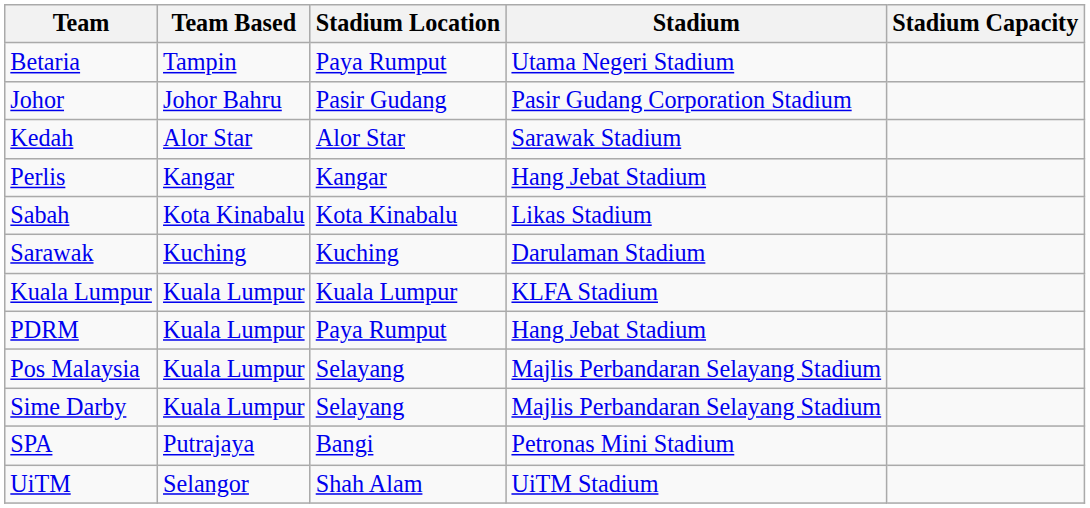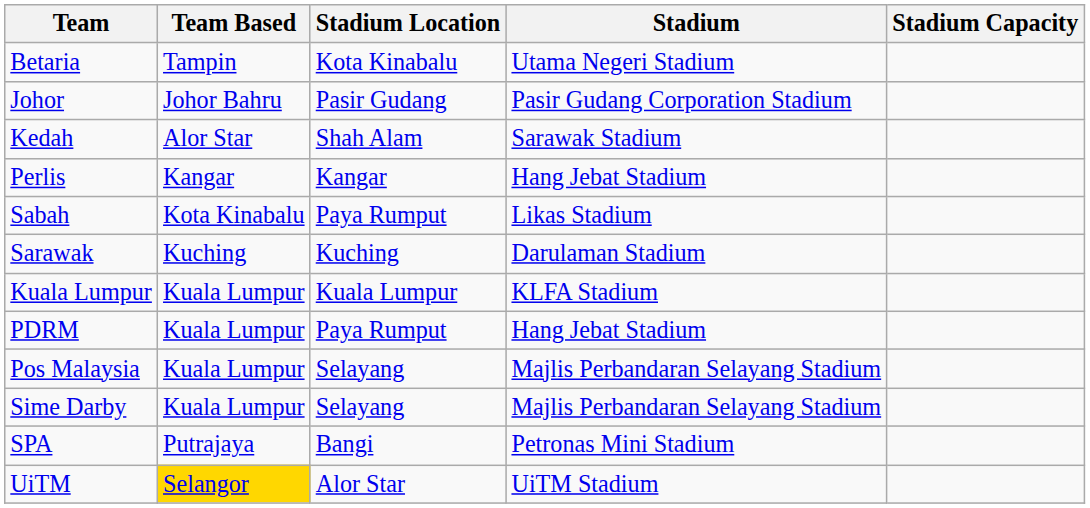(381, 61) Paya Rumput -> (387, 61) Kota Kinabalu
(360, 138) Alor Star -> (369, 138) Shah Alam
(387, 215) Kota Kinabalu -> (381, 215) Paya Rumput
(206, 483) no background -> (206, 483) gold background
(369, 483) Shah Alam -> (360, 483) Alor Star
